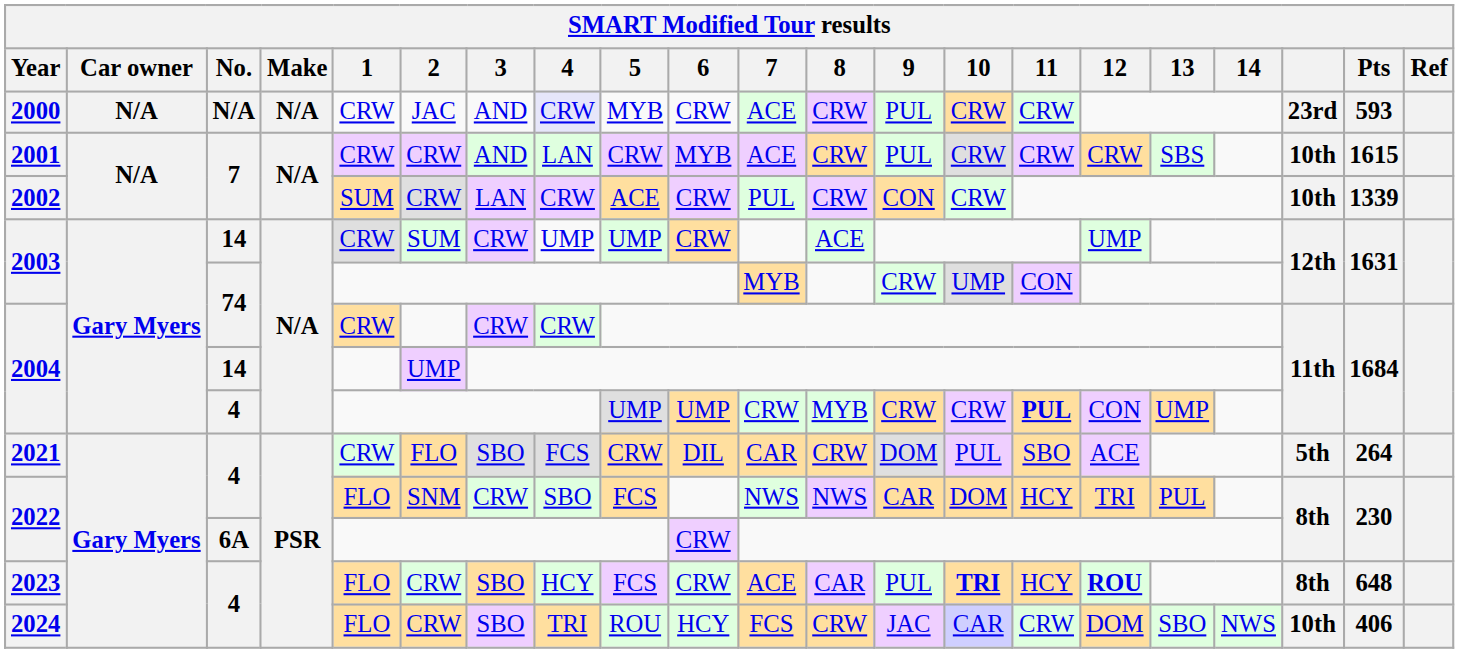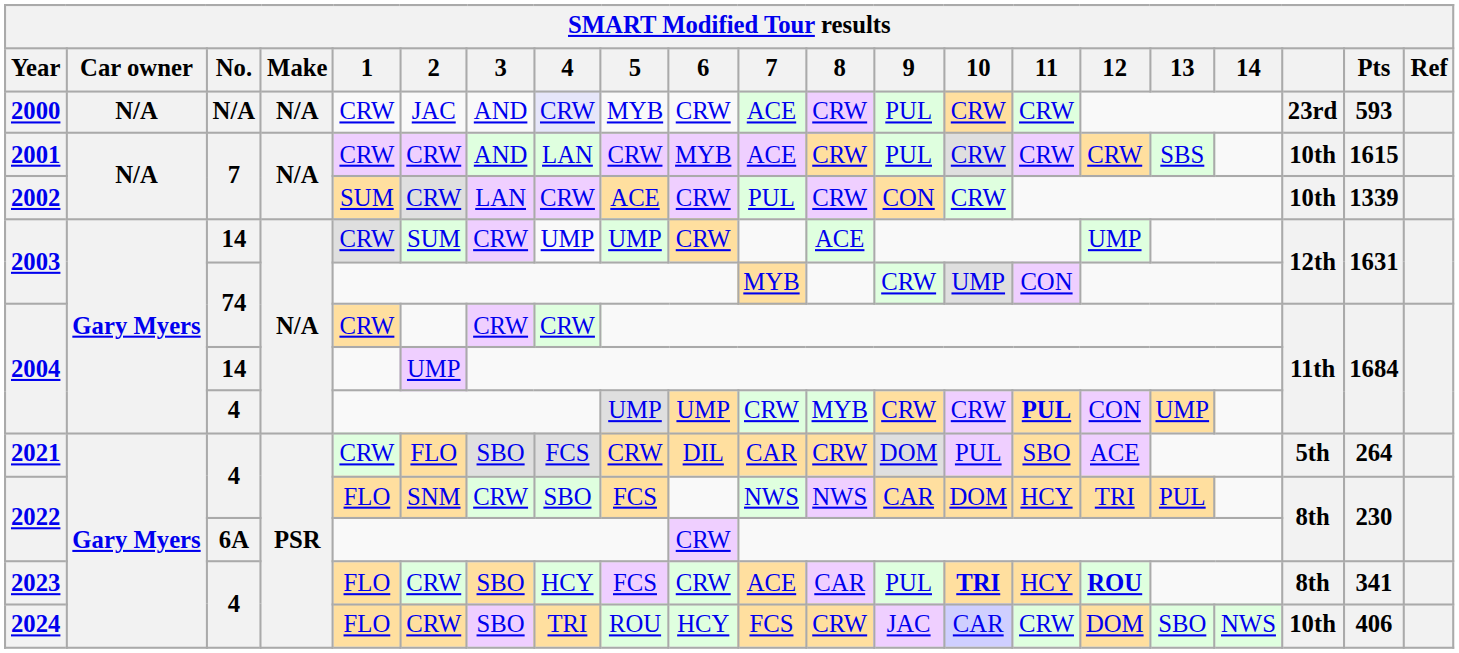(1374, 582) 648 -> (1374, 582) 341
